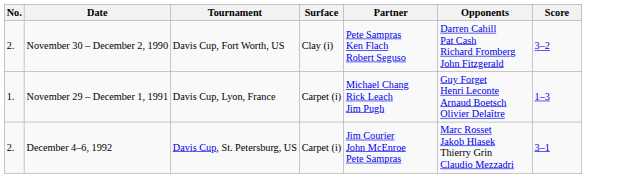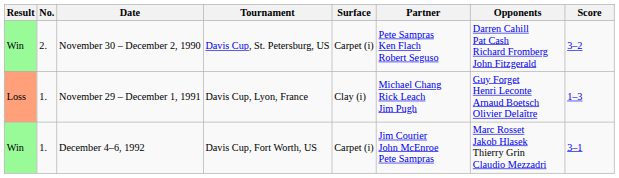+ column: (21, 12)
(229, 46) Davis Cup, Fort Worth, US -> (267, 46) Davis Cup, St. Petersburg, US
(317, 46) Clay (i) -> (354, 46) Carpet (i)
(321, 96) Carpet (i) -> (350, 96) Clay (i)
(11, 147) 2. -> (43, 147) 1.
(235, 147) Davis Cup, St. Petersburg, US -> (261, 147) Davis Cup, Fort Worth, US
